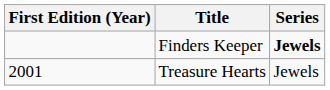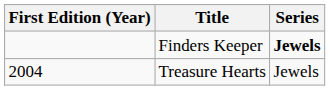(25, 71) 2001 -> (25, 71) 2004
